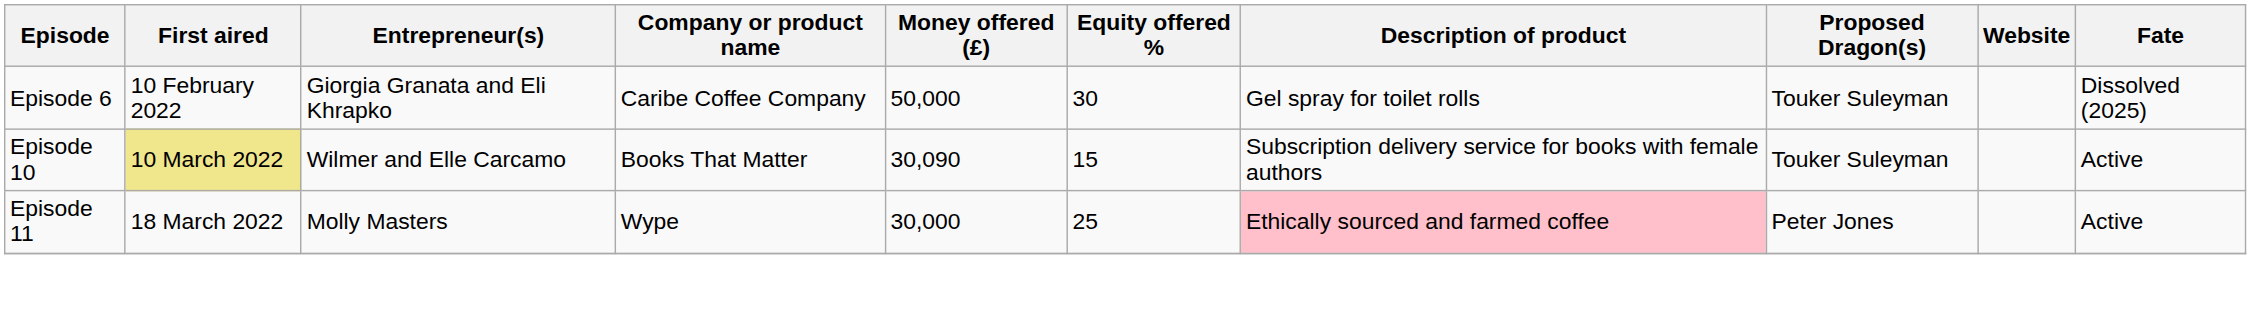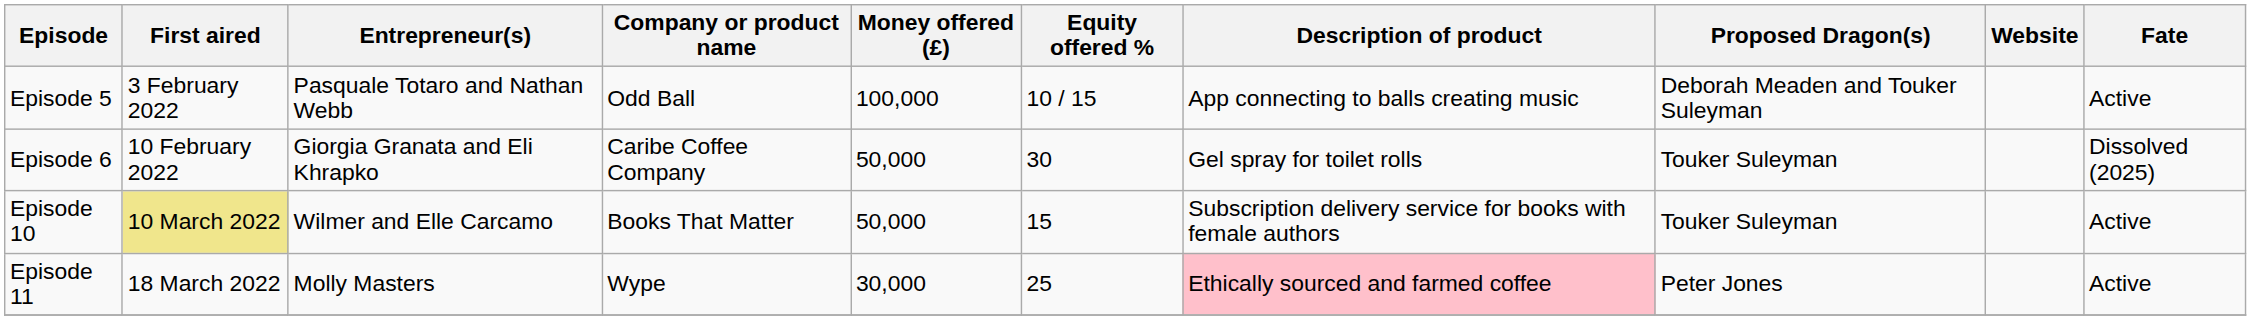+ row: (61, 97)
(926, 159) 30,090 -> (891, 221) 50,000
